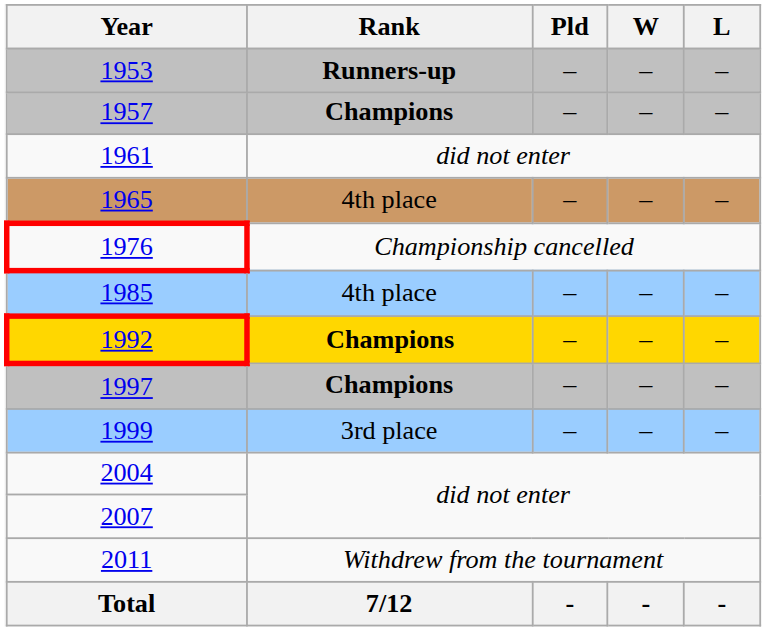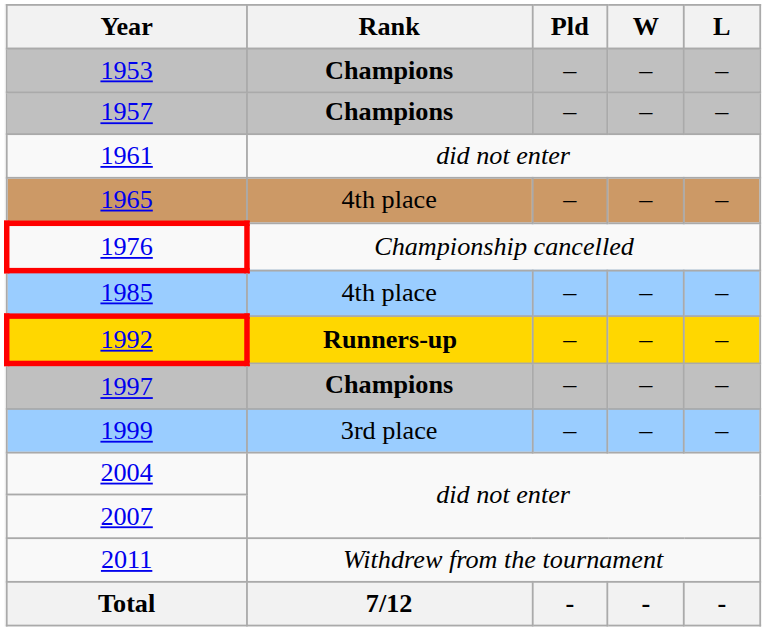(389, 69) Runners-up -> (389, 69) Champions
(390, 339) Champions -> (390, 339) Runners-up
